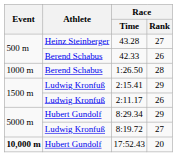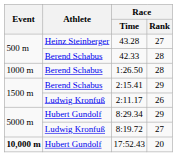(160, 56) 26 -> (160, 56) 28
(75, 85) Ludwig Kronfuß -> (74, 85) Berend Schabus
